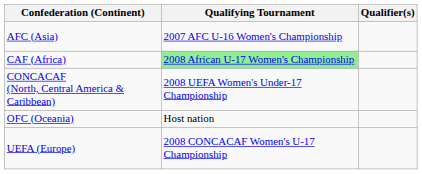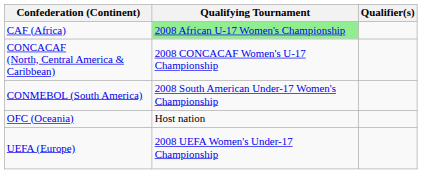- row: (32, 36)
(233, 89) 2008 UEFA Women's Under-17 Championship -> (230, 59) 2008 CONCACAF Women's U-17 Championship
+ row: (75, 95)
(239, 148) 2008 CONCACAF Women's U-17 Championship -> (224, 148) 2008 UEFA Women's Under-17 Championship
